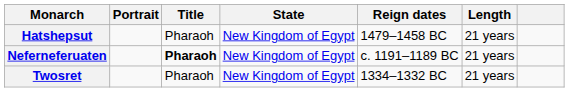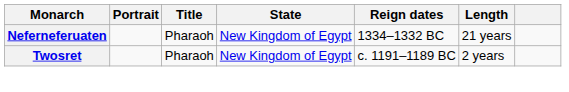- row: (57, 35)
(191, 55) bold -> (189, 35) normal
(410, 55) c. 1191–1189 BC -> (401, 35) 1334–1332 BC
(404, 76) 1334–1332 BC -> (407, 55) c. 1191–1189 BC
(490, 76) 21 years -> (483, 55) 2 years
